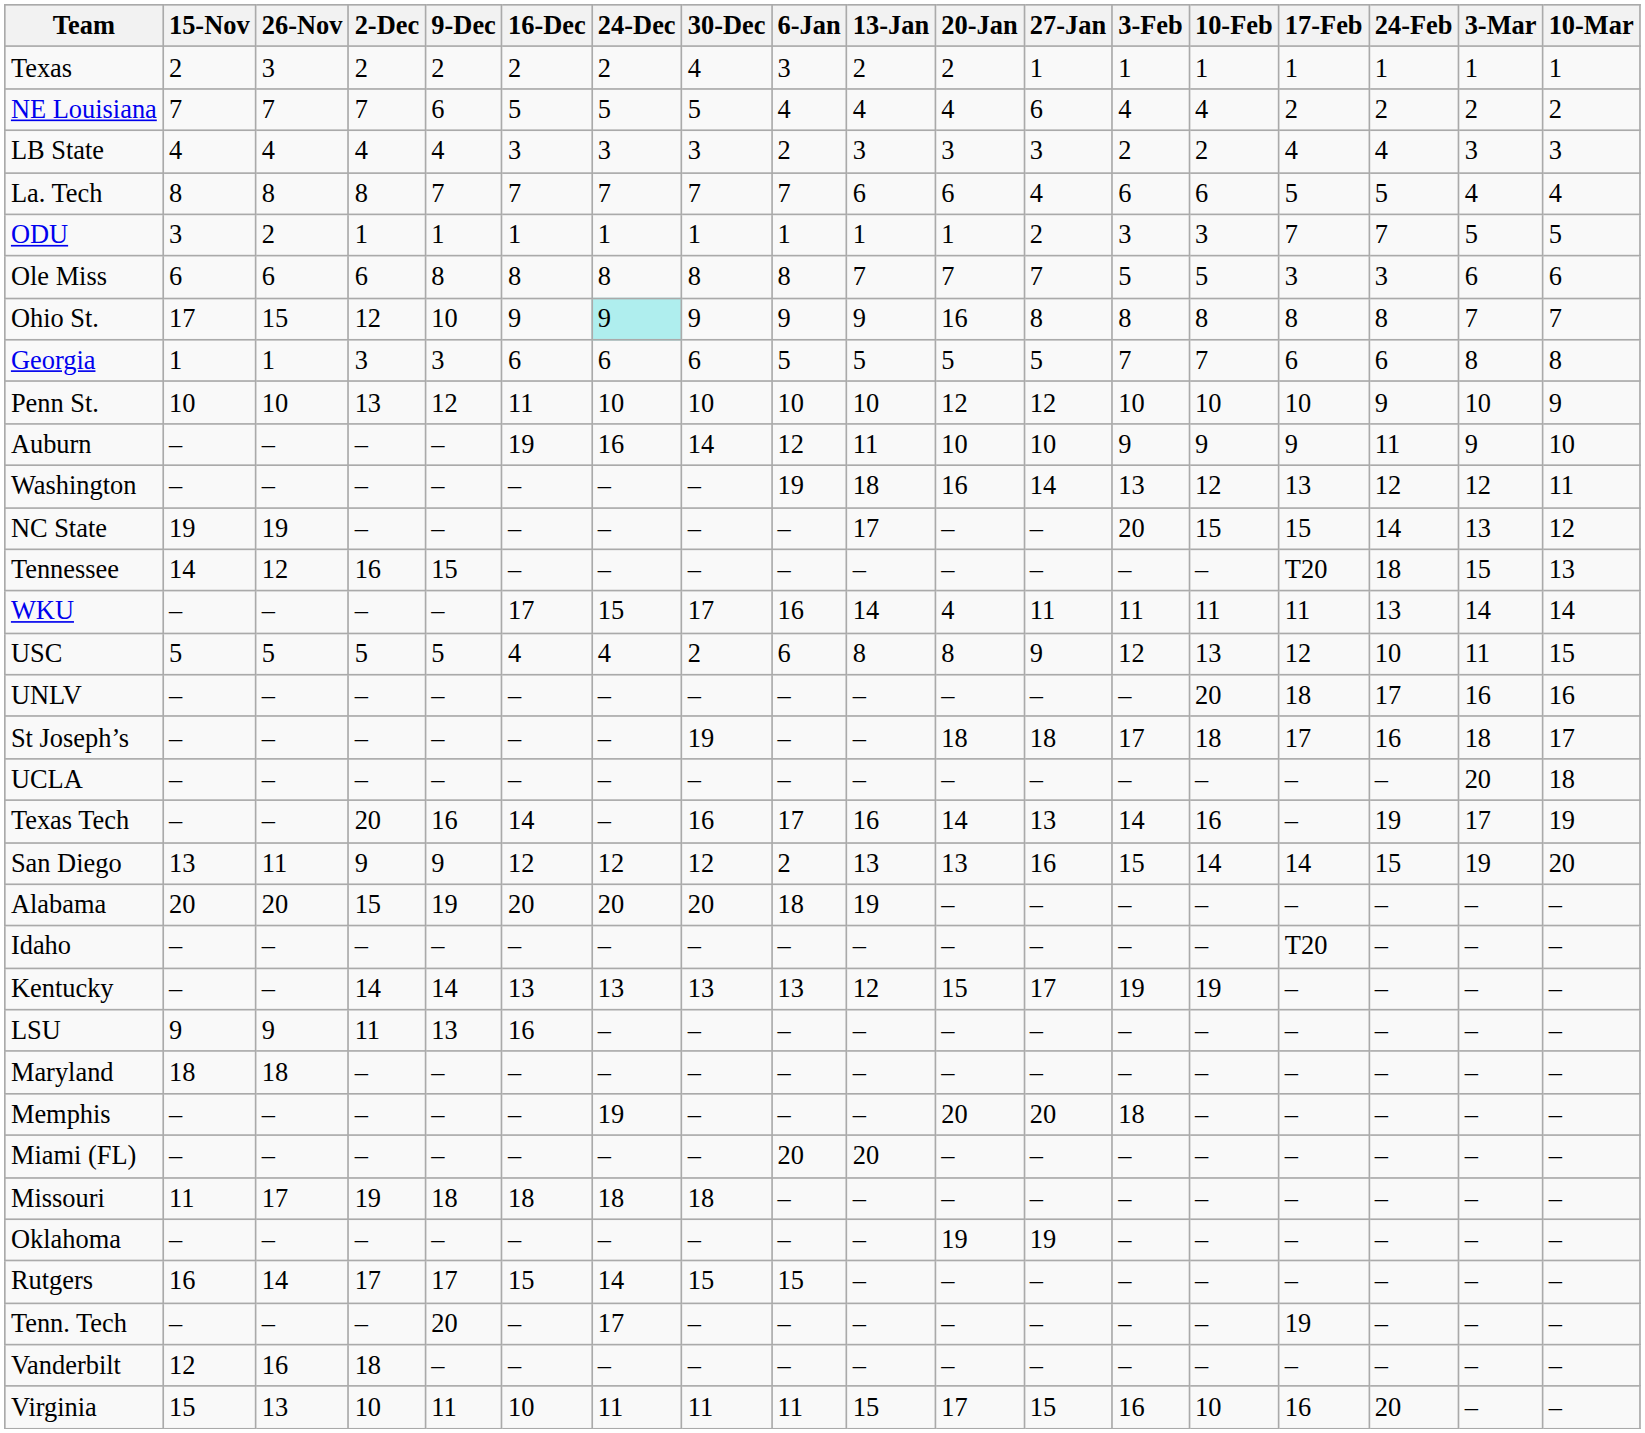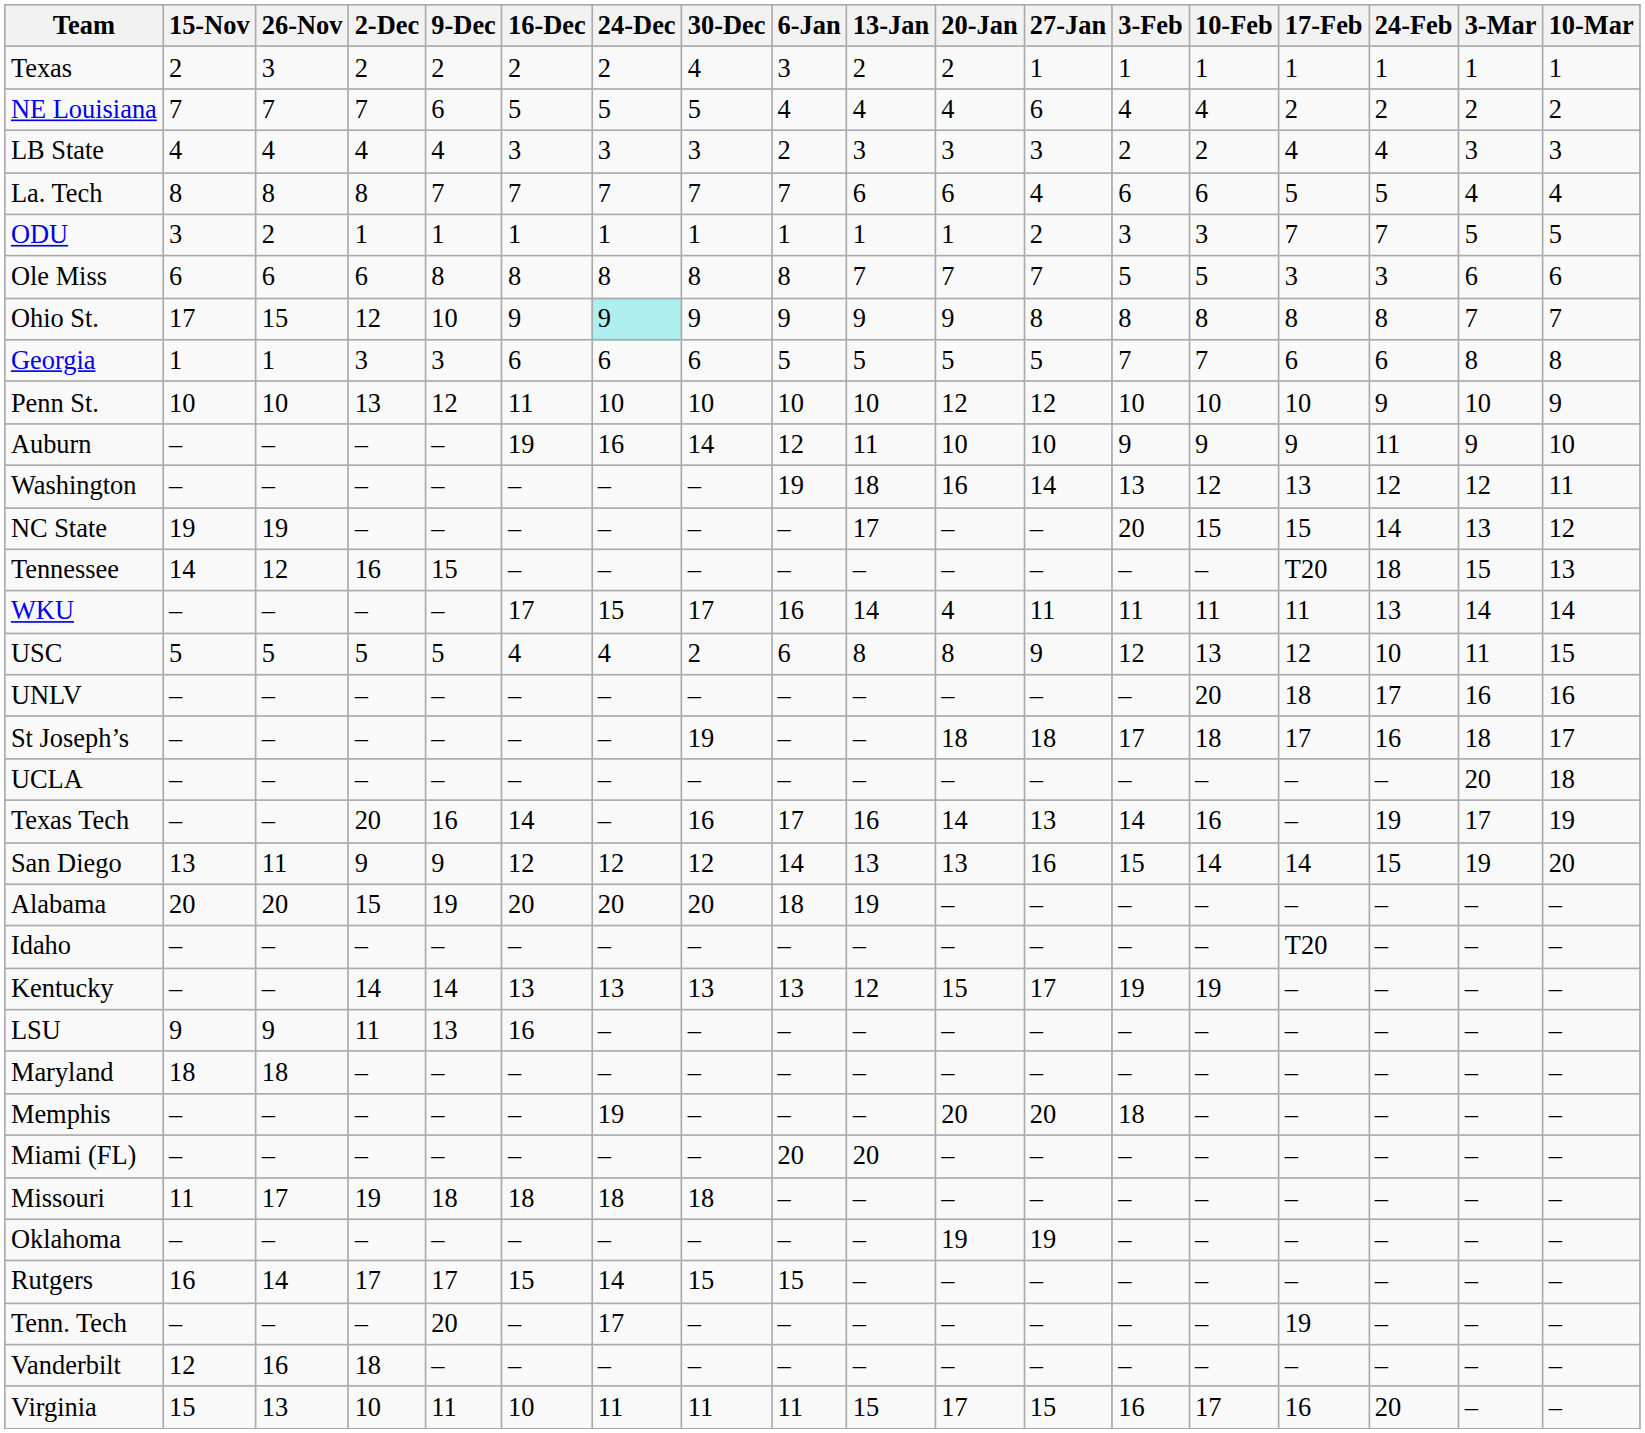(955, 318) 16 -> (948, 318) 9
(784, 862) 2 -> (791, 862) 14
(1208, 1407) 10 -> (1208, 1407) 17
